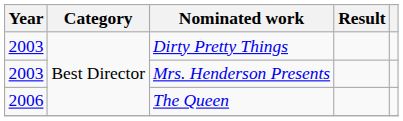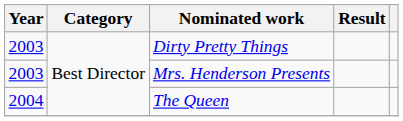(26, 101) 2006 -> (26, 101) 2004
